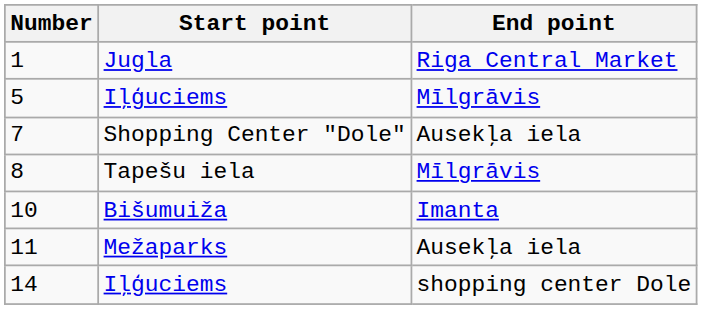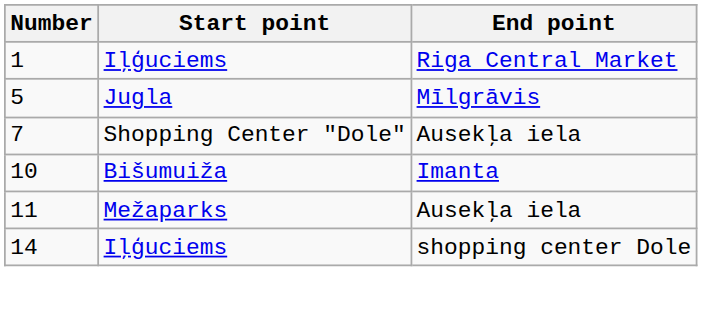(138, 61) Jugla -> (165, 61) Iļģuciems
(165, 98) Iļģuciems -> (138, 98) Jugla
- row: (17, 173)
